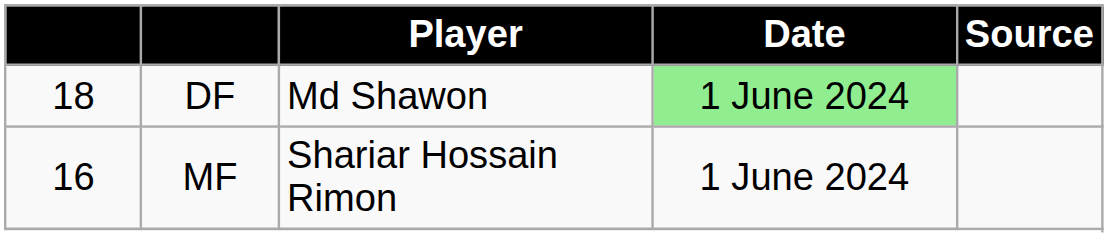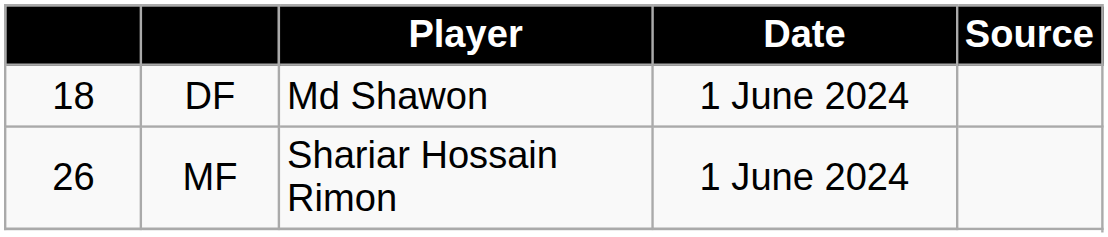(804, 95) lightgreen background -> (804, 95) no background
(73, 176) 16 -> (73, 176) 26
